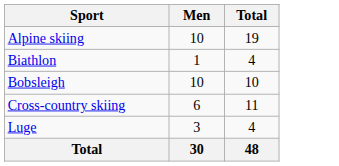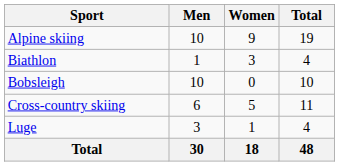+ column: (252, 15)
